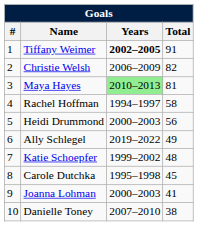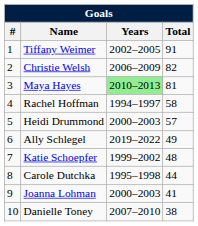(135, 49) bold -> (135, 49) normal
(171, 121) 56 -> (171, 121) 57
(171, 175) 45 -> (171, 175) 44
